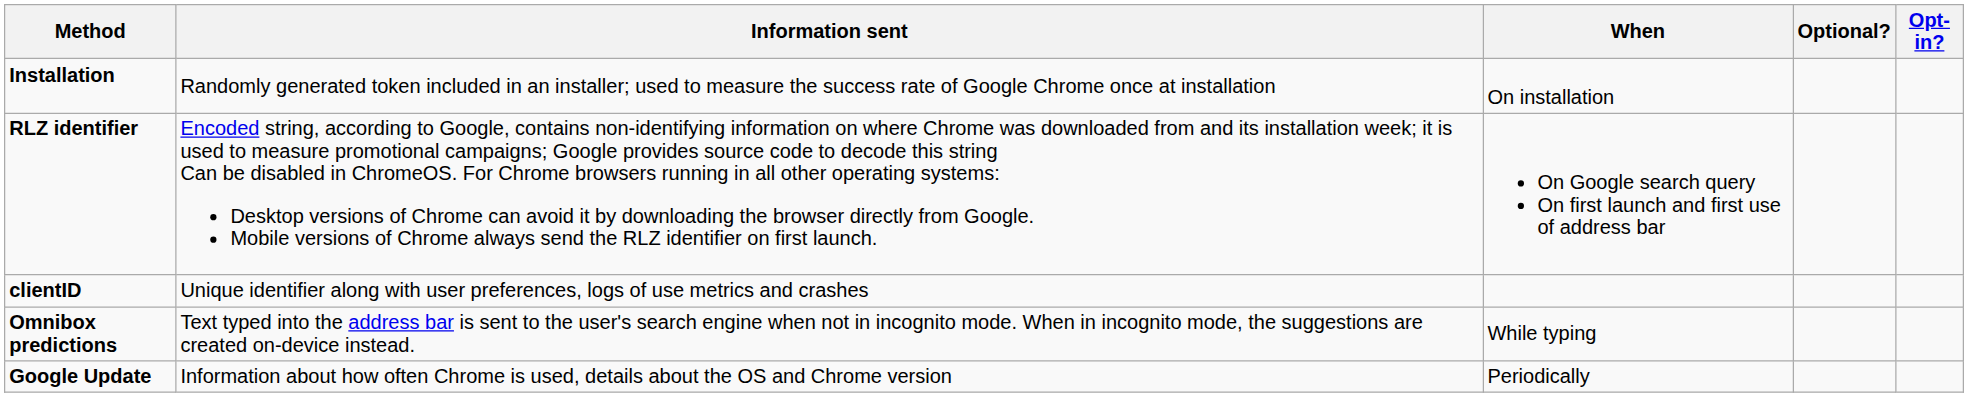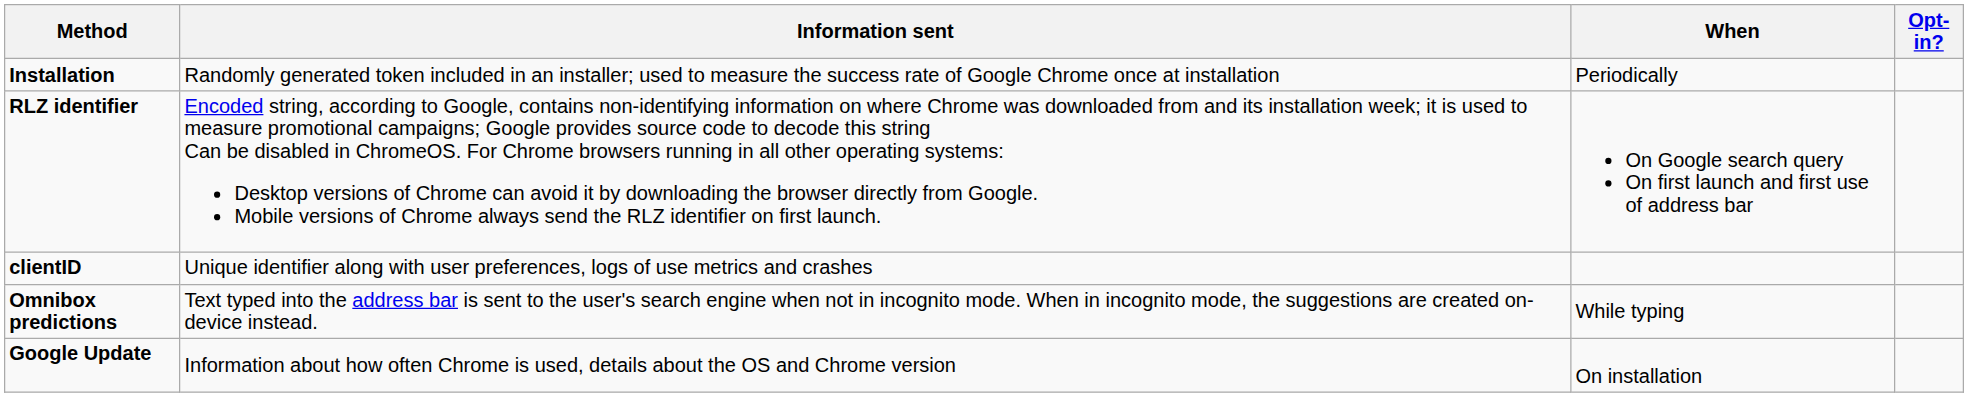- column: (1844, 31)
(1551, 97) On installation -> (1627, 74) Periodically
(1539, 376) Periodically -> (1639, 376) On installation
